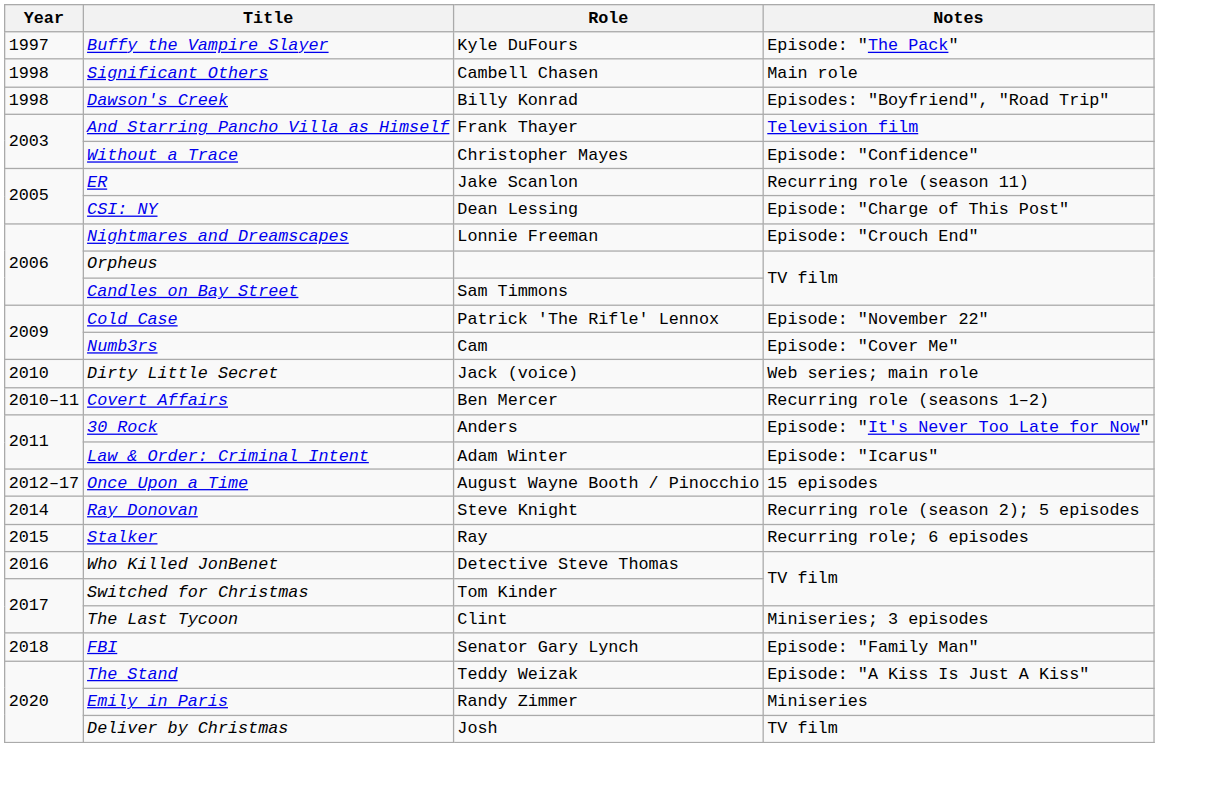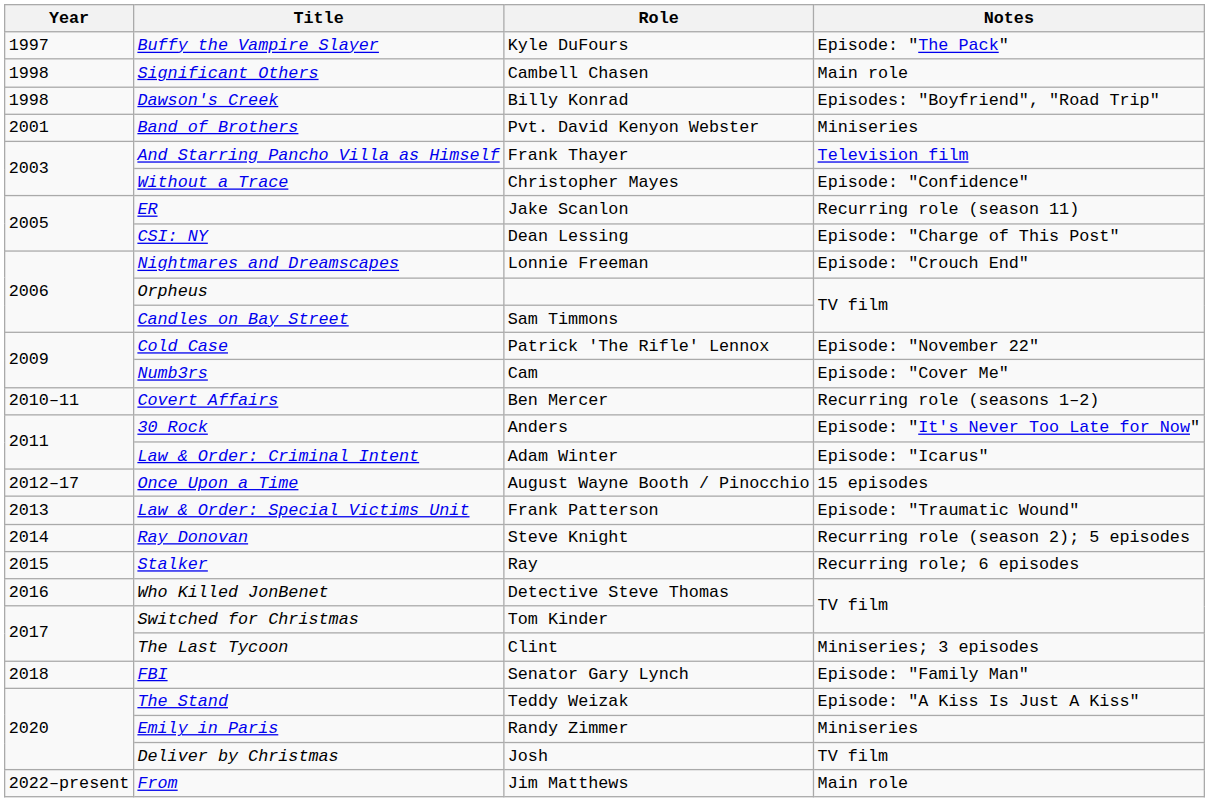+ row: (218, 128)
- row: (183, 374)
+ row: (303, 510)
+ row: (158, 784)
